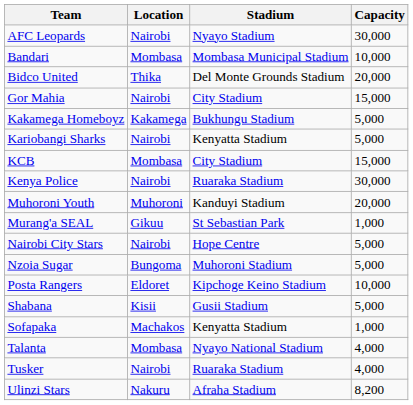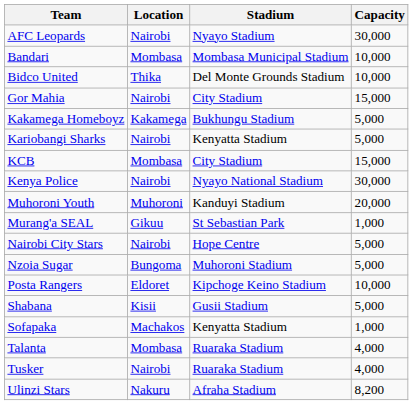(373, 77) 20,000 -> (373, 77) 10,000
(238, 181) Ruaraka Stadium -> (258, 181) Nyayo National Stadium
(258, 347) Nyayo National Stadium -> (238, 347) Ruaraka Stadium
